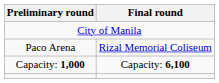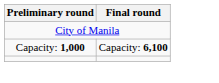- row: (50, 47)
